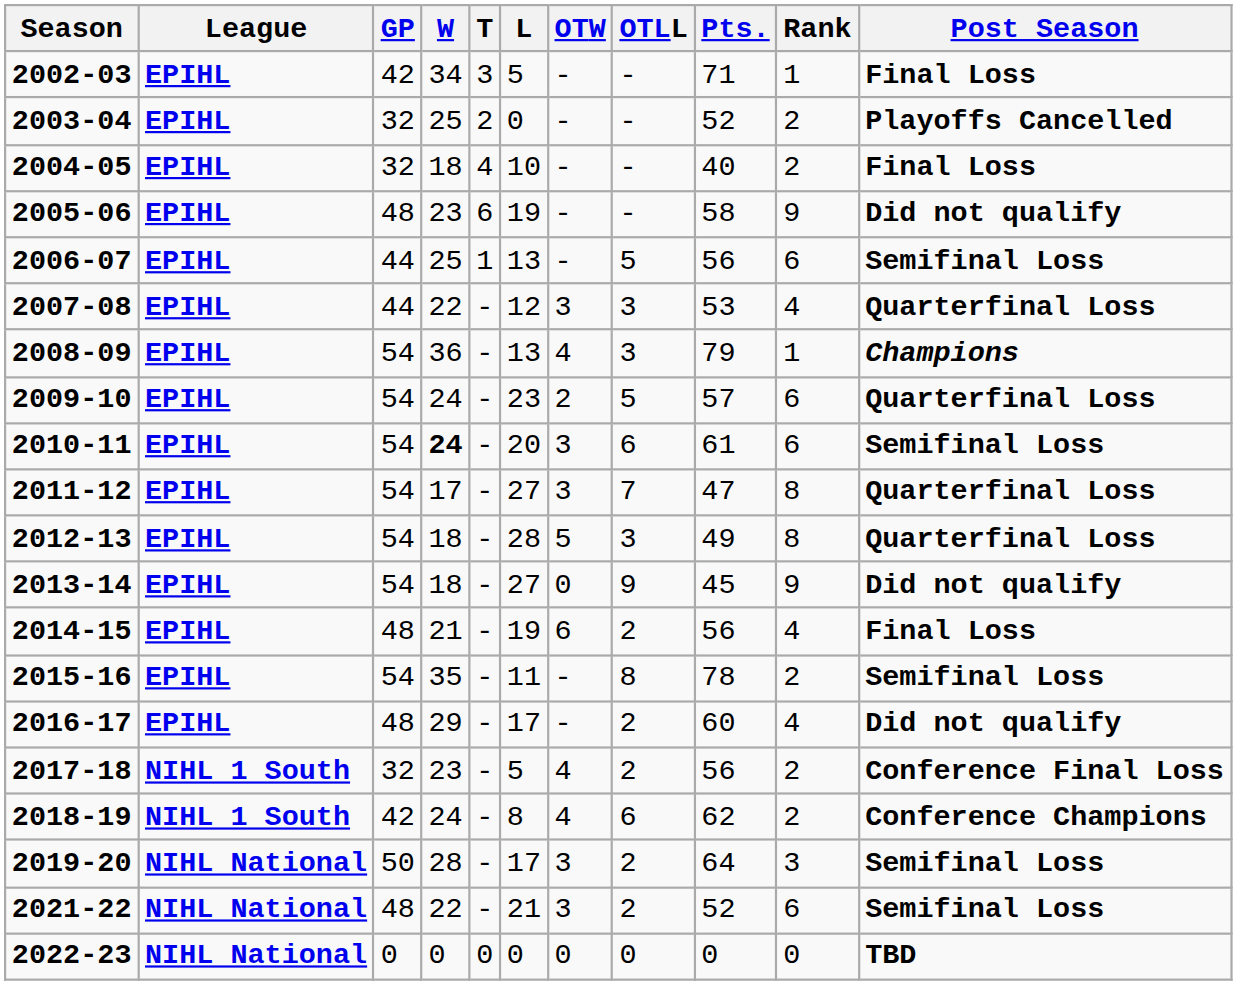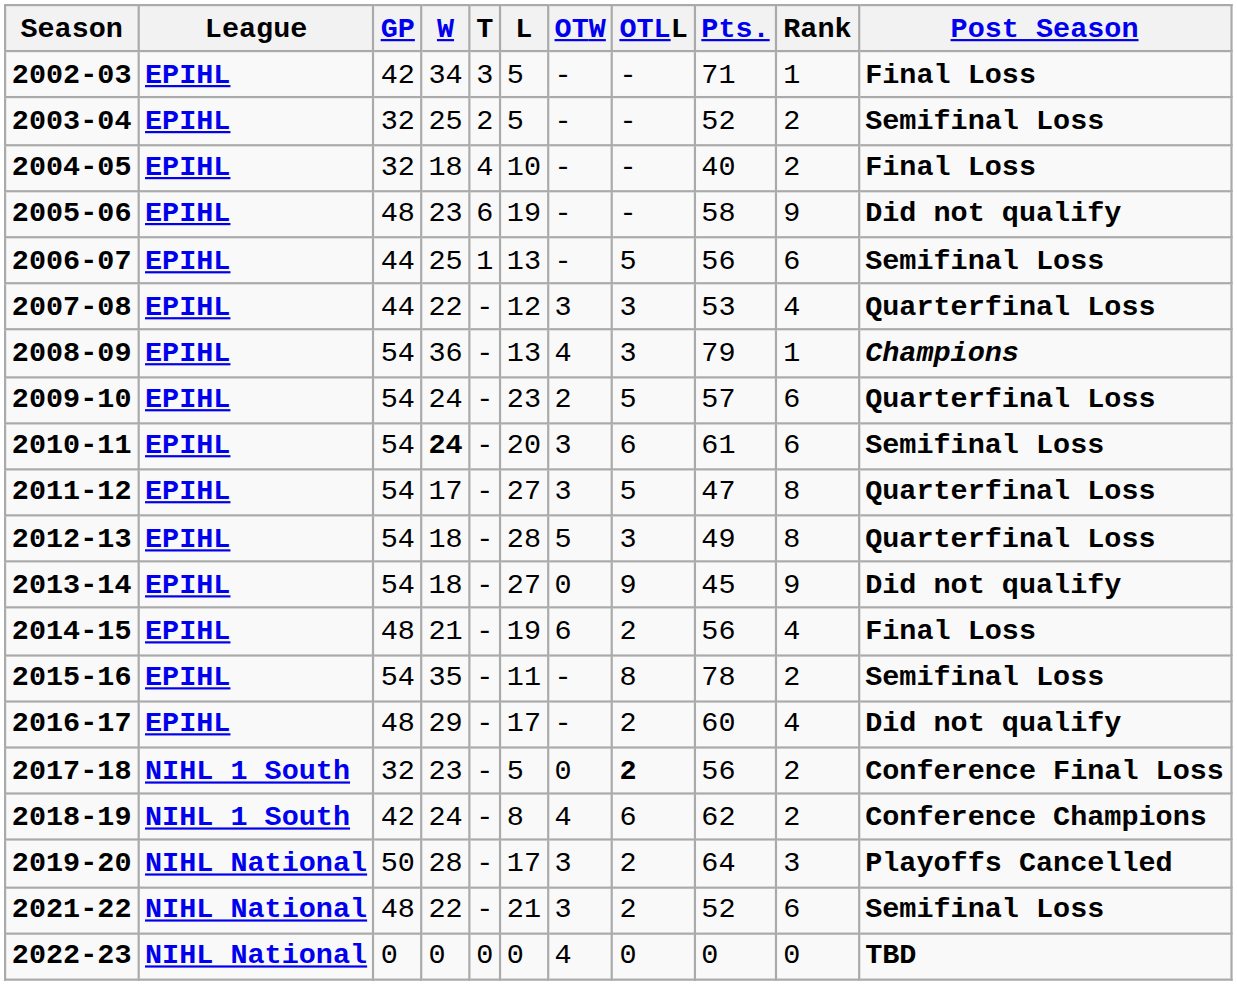(515, 121) 0 -> (515, 121) 5
(1019, 121) Playoffs Cancelled -> (985, 121) Semifinal Loss
(628, 492) 7 -> (628, 492) 5
(563, 771) 4 -> (563, 771) 0
(628, 771) normal -> (628, 771) bold
(985, 864) Semifinal Loss -> (1019, 864) Playoffs Cancelled
(563, 956) 0 -> (563, 956) 4
